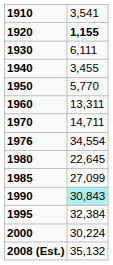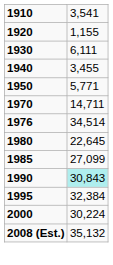(84, 31) bold -> (84, 31) normal
(84, 86) 5,770 -> (84, 86) 5,771
- row: (20, 104)
(88, 141) 34,554 -> (88, 123) 34,514
